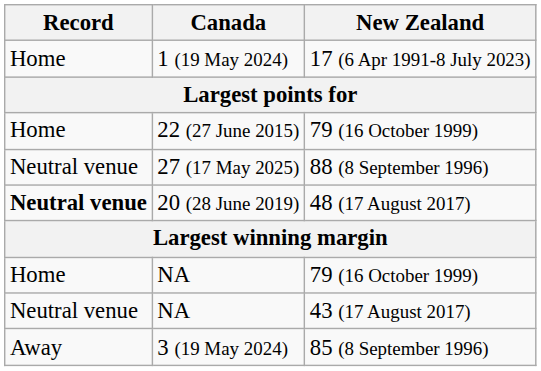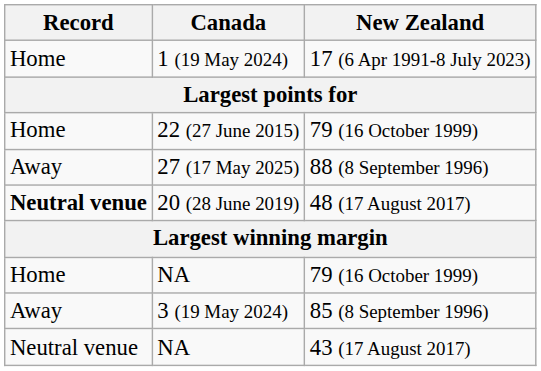(74, 166) Neutral venue -> (36, 166) Away
rows swapped: (223, 346) <-> (174, 310)
